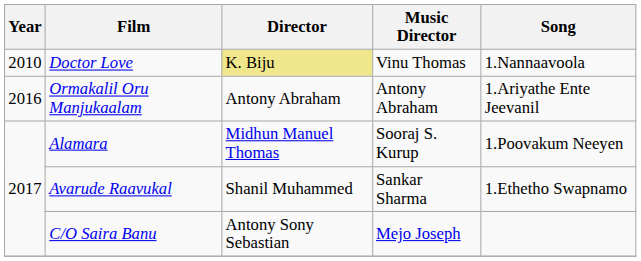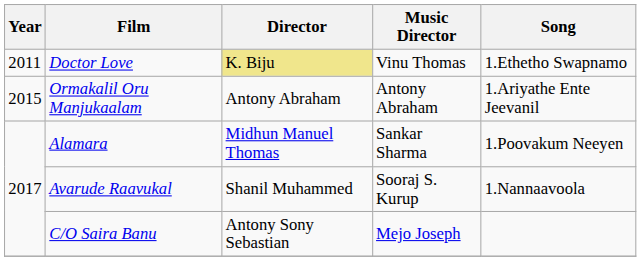(25, 62) 2010 -> (25, 62) 2011
(535, 62) 1.Nannaavoola -> (556, 62) 1.Ethetho Swapnamo
(25, 98) 2016 -> (25, 98) 2015
(407, 143) Sooraj S. Kurup -> (401, 143) Sankar Sharma
(401, 188) Sankar Sharma -> (407, 188) Sooraj S. Kurup
(556, 188) 1.Ethetho Swapnamo -> (535, 188) 1.Nannaavoola
